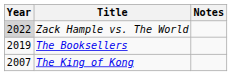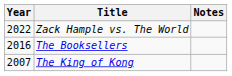(19, 29) lightgrey background -> (19, 29) no background
(19, 46) 2019 -> (19, 46) 2016
